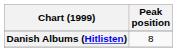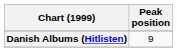(151, 39) 8 -> (151, 39) 9
